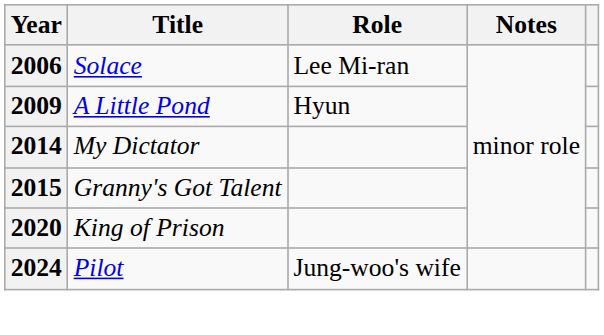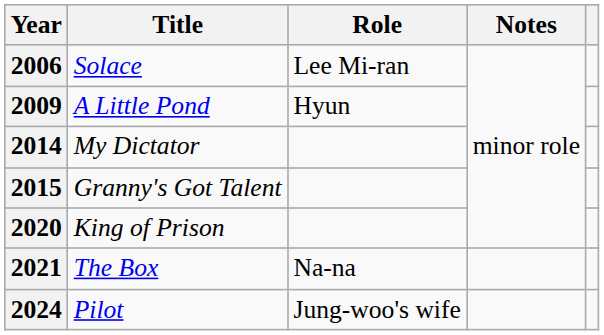+ row: (36, 268)
